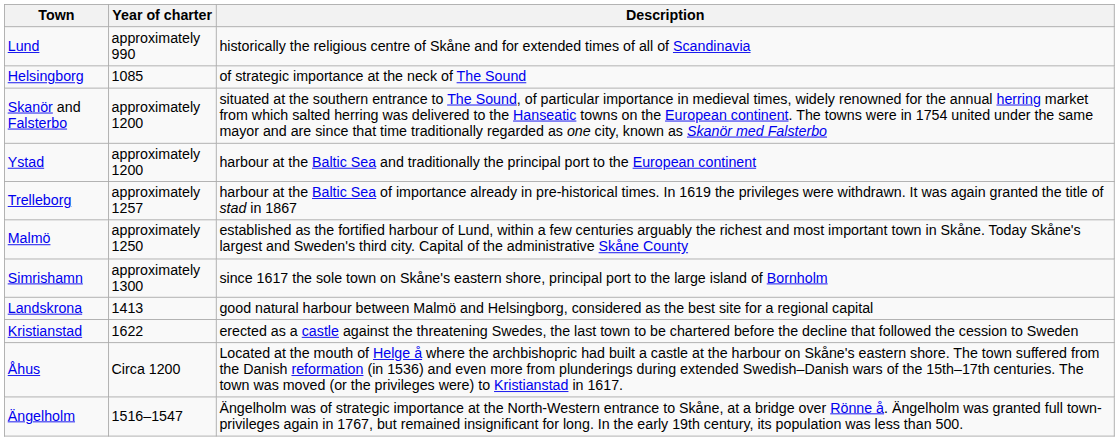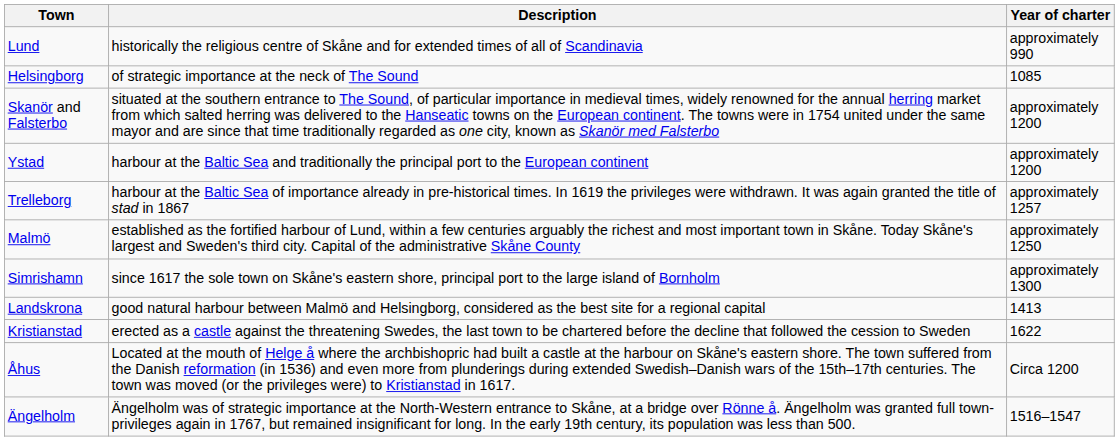columns swapped: (162, 15) <-> (665, 15)
